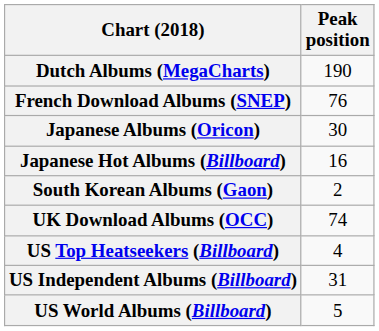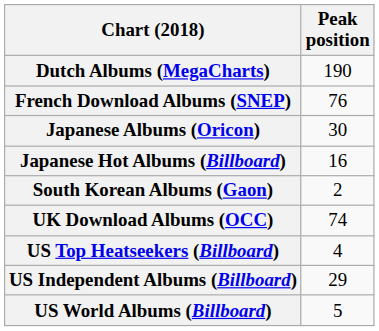(338, 280) 31 -> (338, 280) 29
